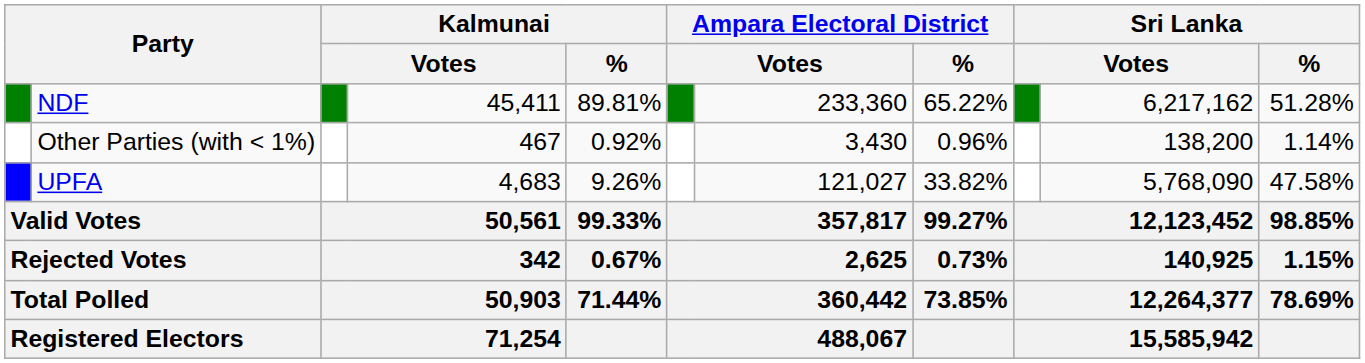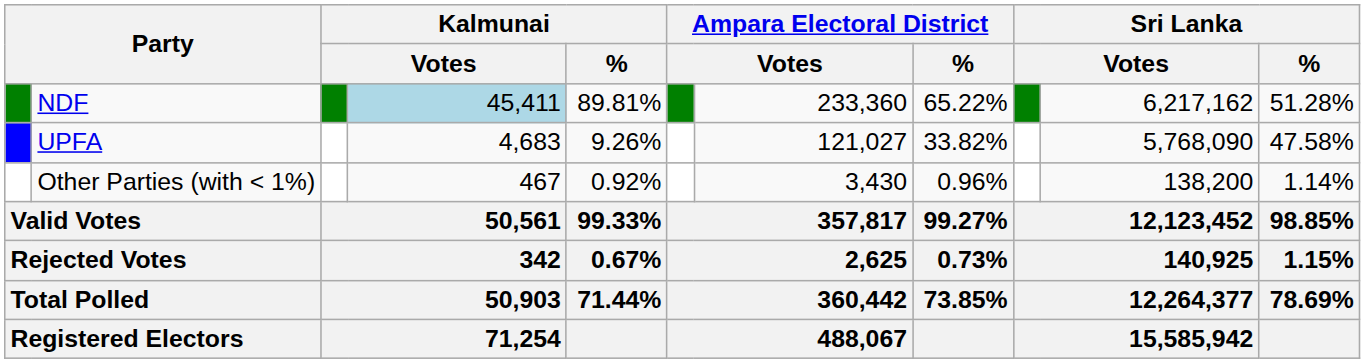(524, 102) no background -> (524, 102) lightblue background
rows swapped: (70, 181) <-> (176, 142)
